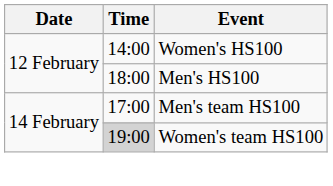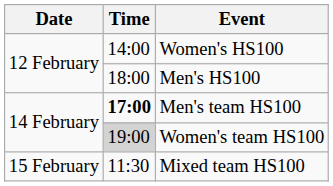(129, 107) normal -> (129, 107) bold
+ row: (232, 166)
